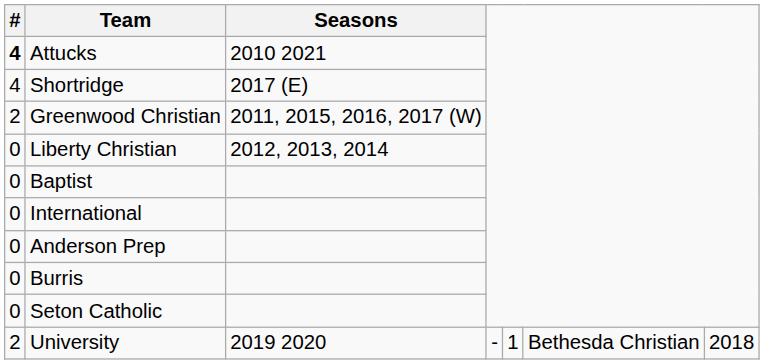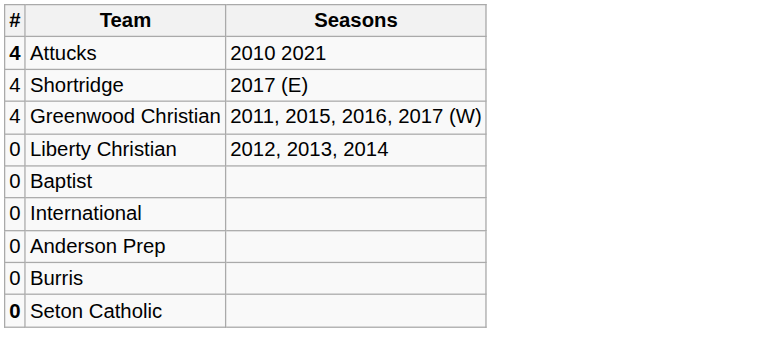(15, 117) 2 -> (15, 117) 4
(15, 310) normal -> (15, 310) bold
- row: (75, 342)
